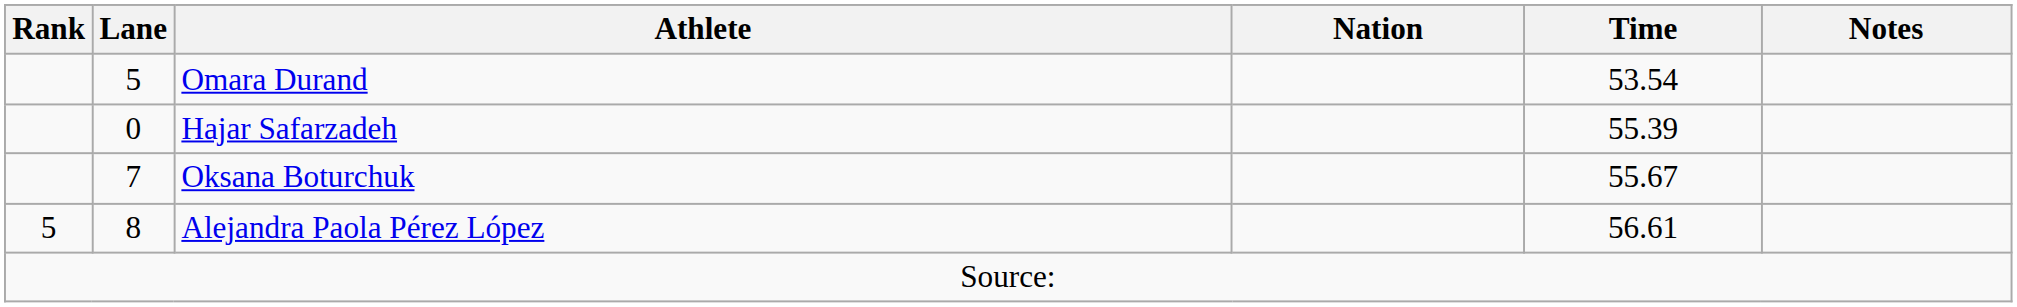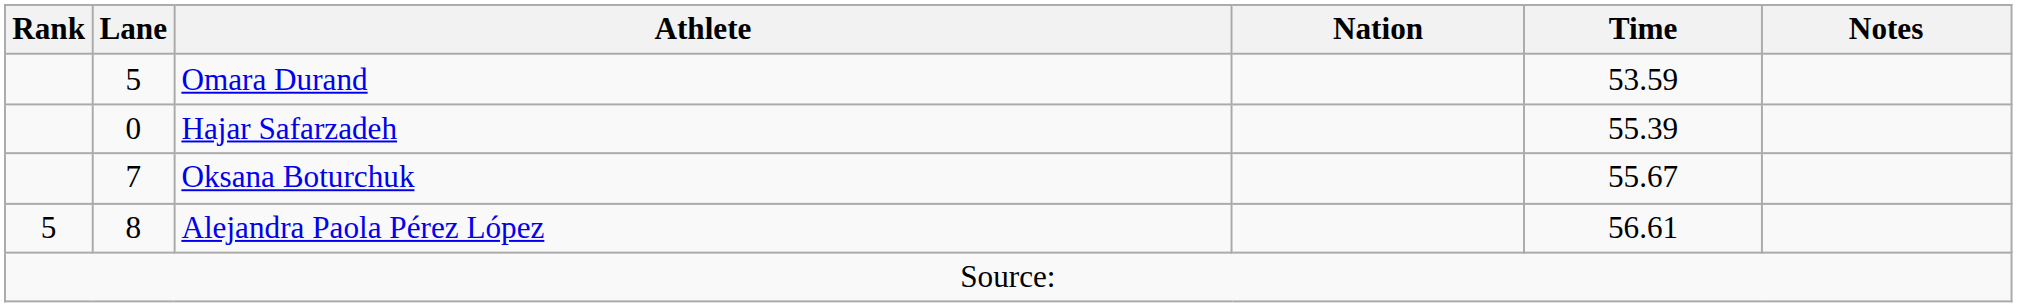(1643, 78) 53.54 -> (1643, 78) 53.59
